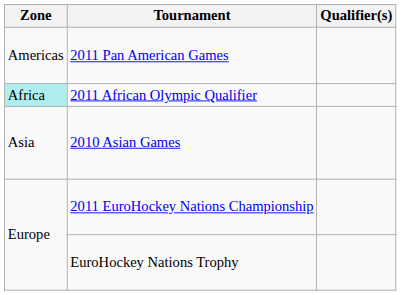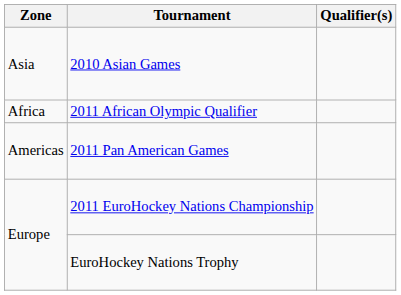rows swapped: (125, 142) <-> (150, 55)
(26, 94) paleturquoise background -> (26, 111) no background
